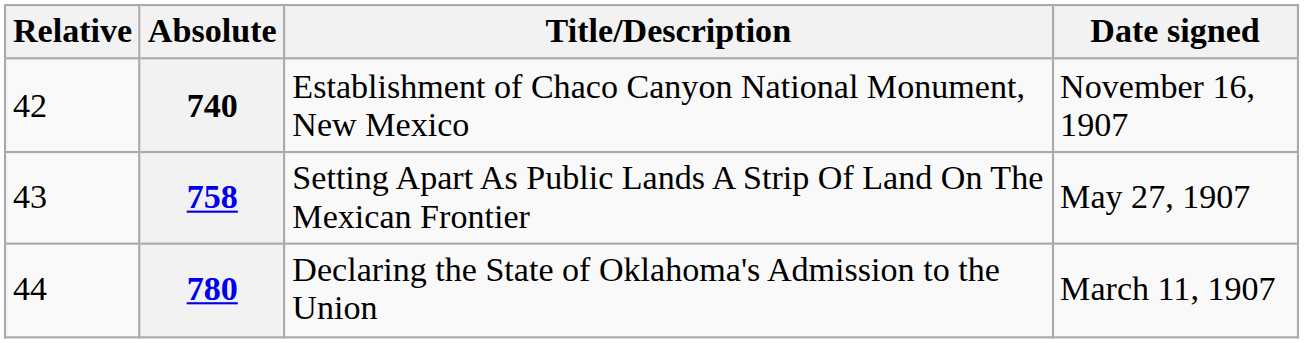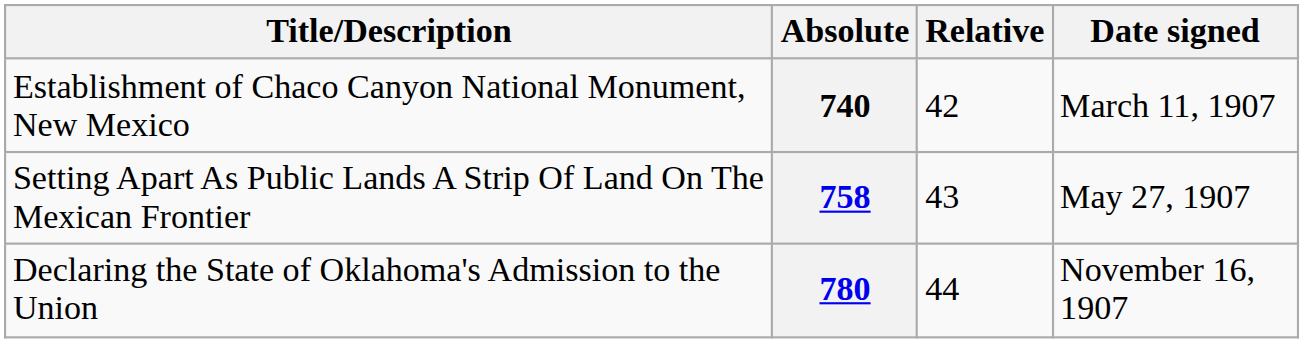columns swapped: (73, 31) <-> (668, 31)
(1158, 104) November 16, 1907 -> (1168, 104) March 11, 1907
(1168, 289) March 11, 1907 -> (1158, 289) November 16, 1907
